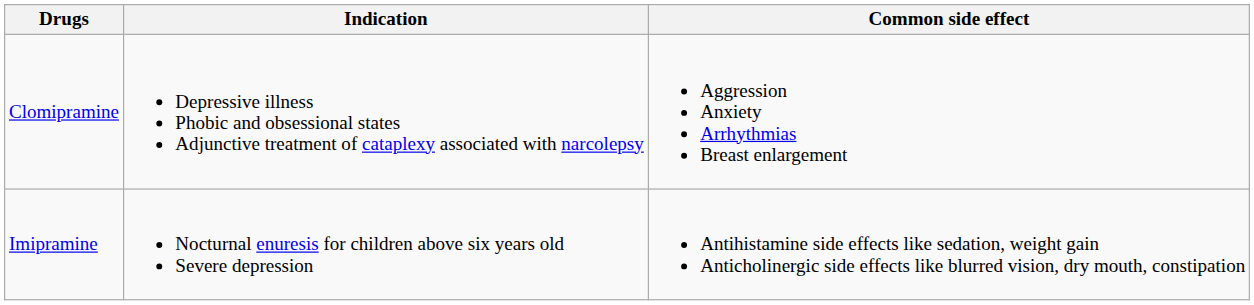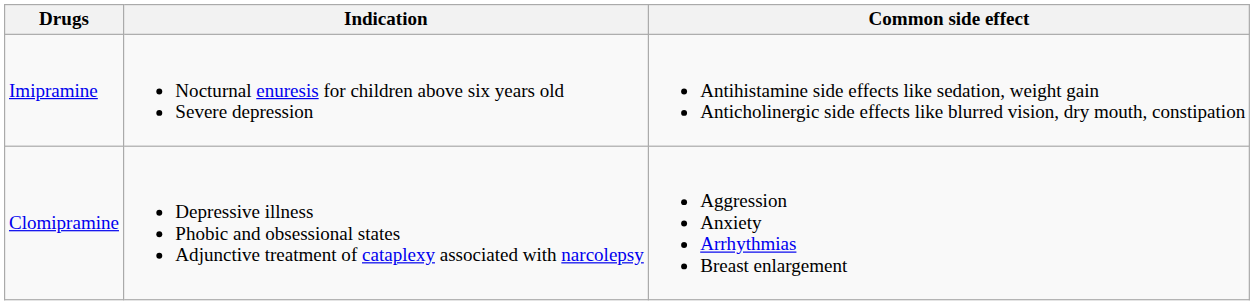rows swapped: (53, 244) <-> (64, 111)
